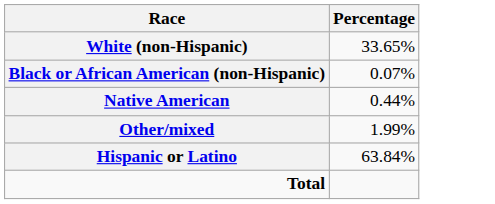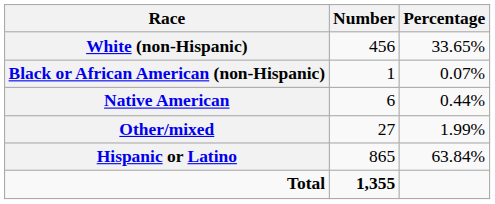+ column: (364, 18)
